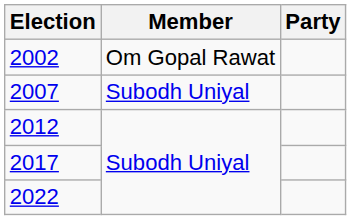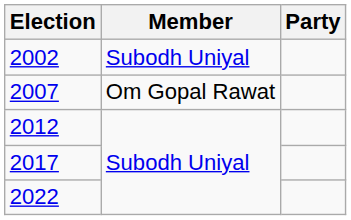(191, 57) Om Gopal Rawat -> (178, 57) Subodh Uniyal
(178, 92) Subodh Uniyal -> (191, 92) Om Gopal Rawat
